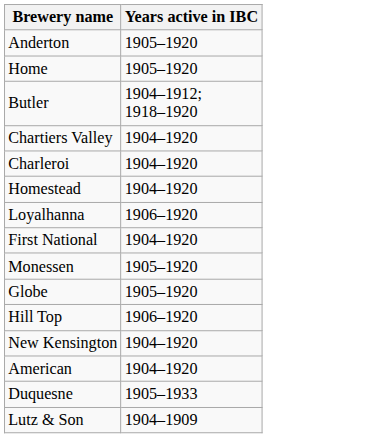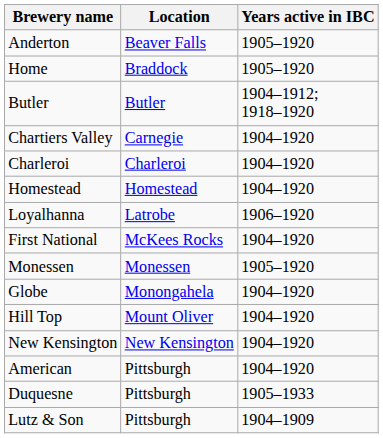+ column: (179, 17)
(161, 291) 1905–1920 -> (278, 291) 1904–1920
(161, 317) 1906–1920 -> (278, 317) 1904–1920
